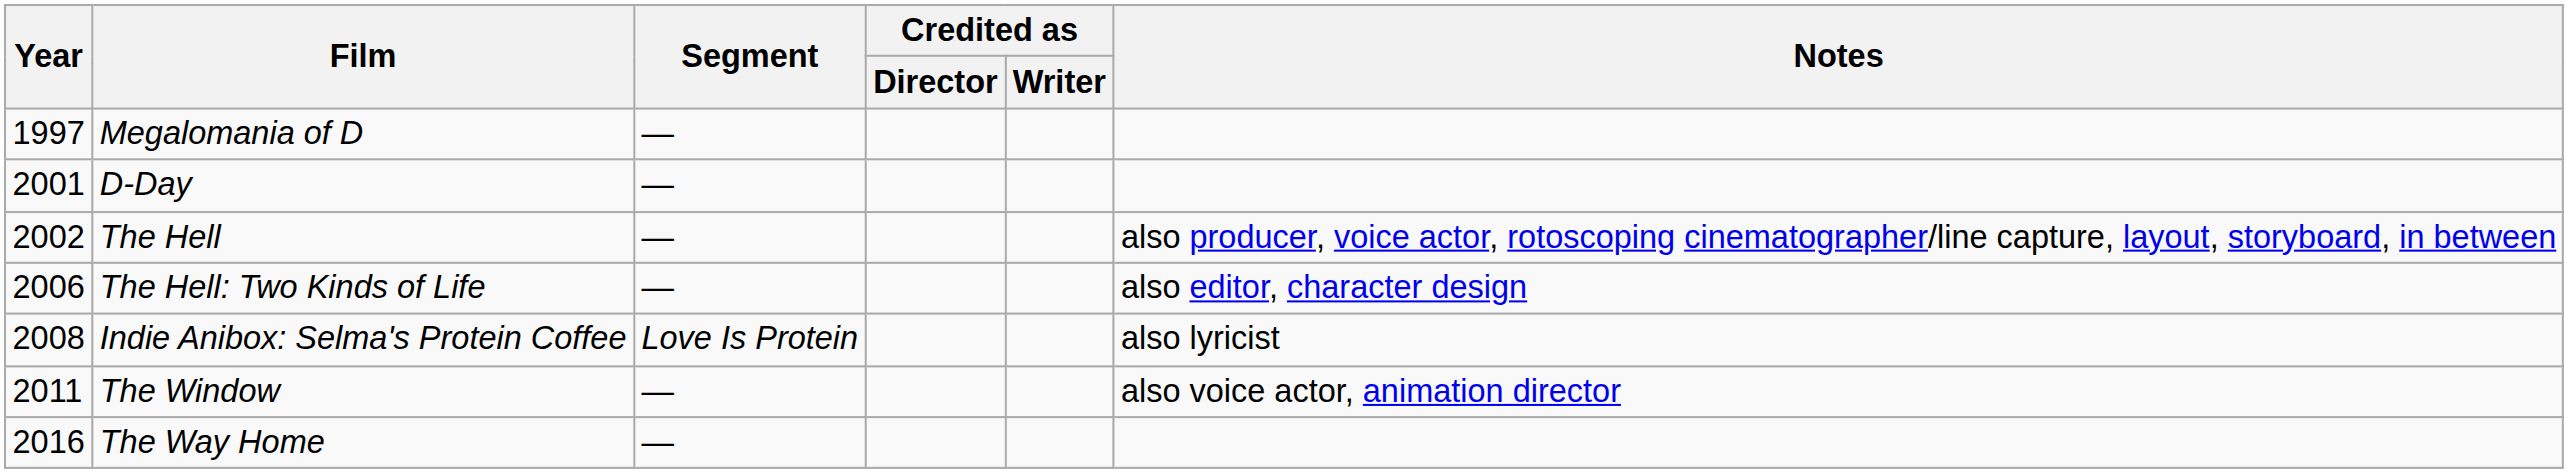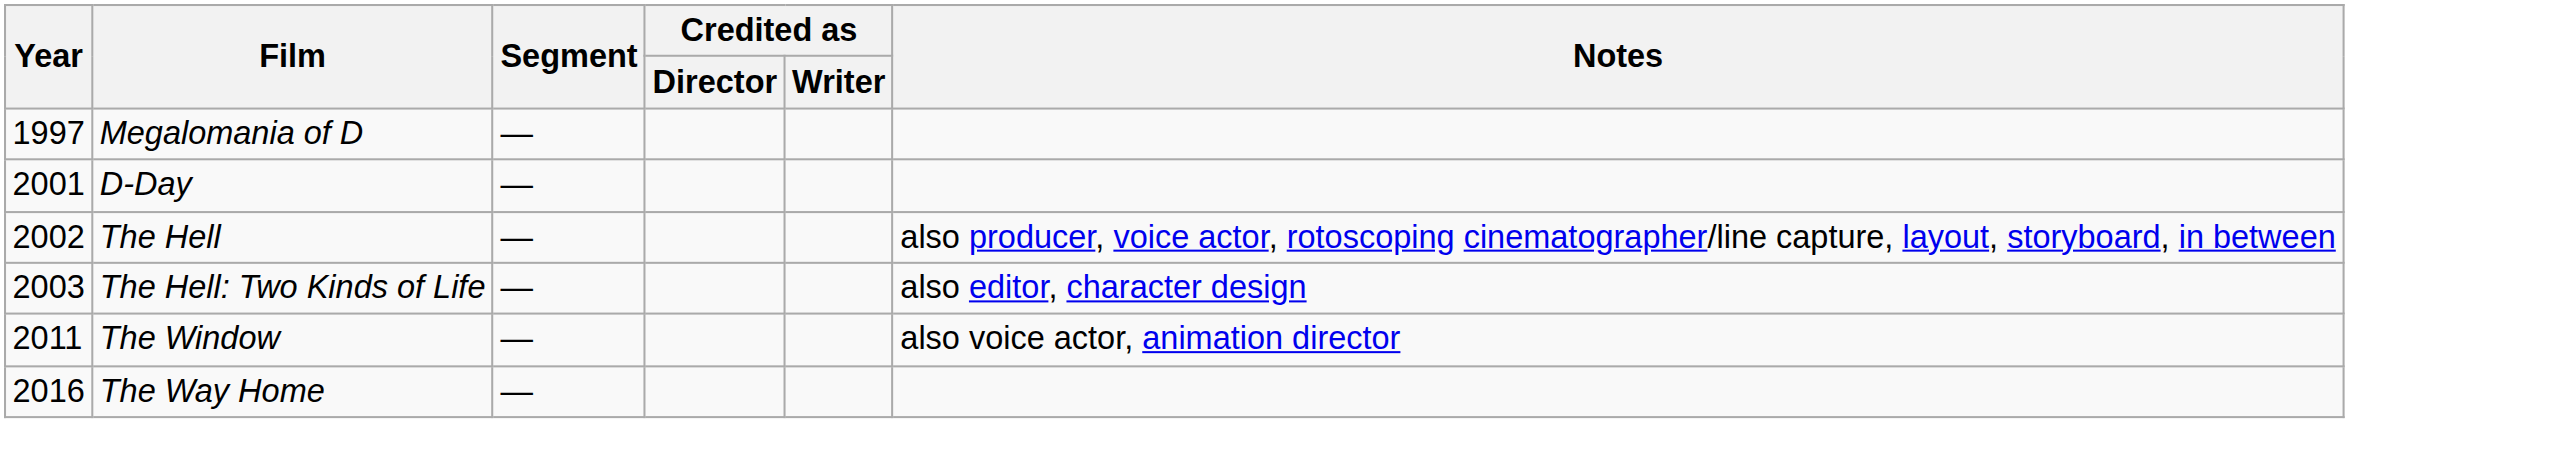(49, 287) 2006 -> (49, 287) 2003
- row: (363, 339)
